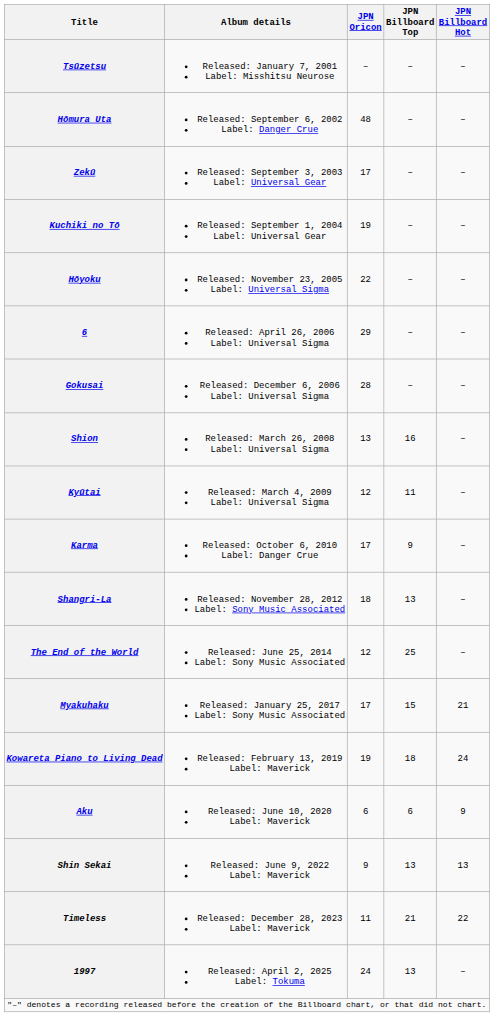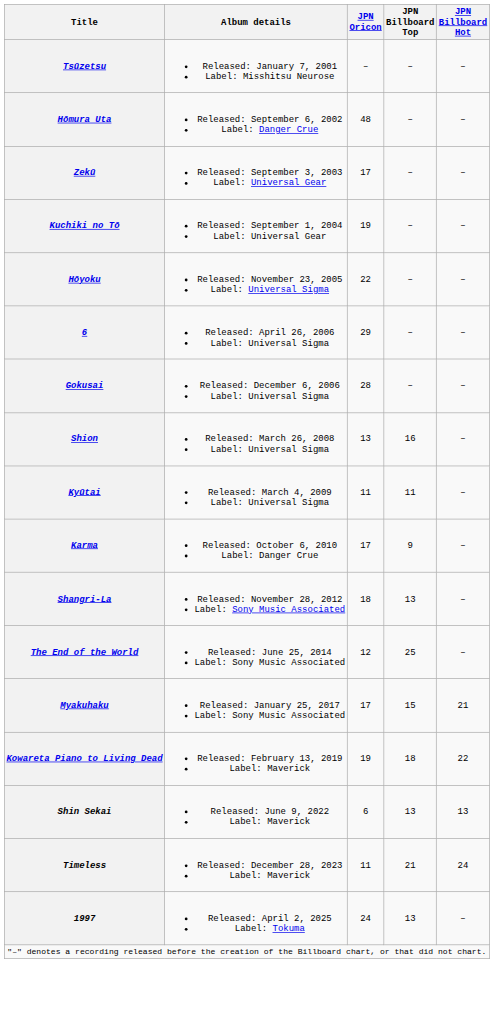(366, 492) 12 -> (366, 492) 11
(463, 759) 24 -> (463, 759) 22
- row: (85, 812)
(366, 865) 9 -> (366, 812) 6
(463, 918) 22 -> (463, 865) 24
